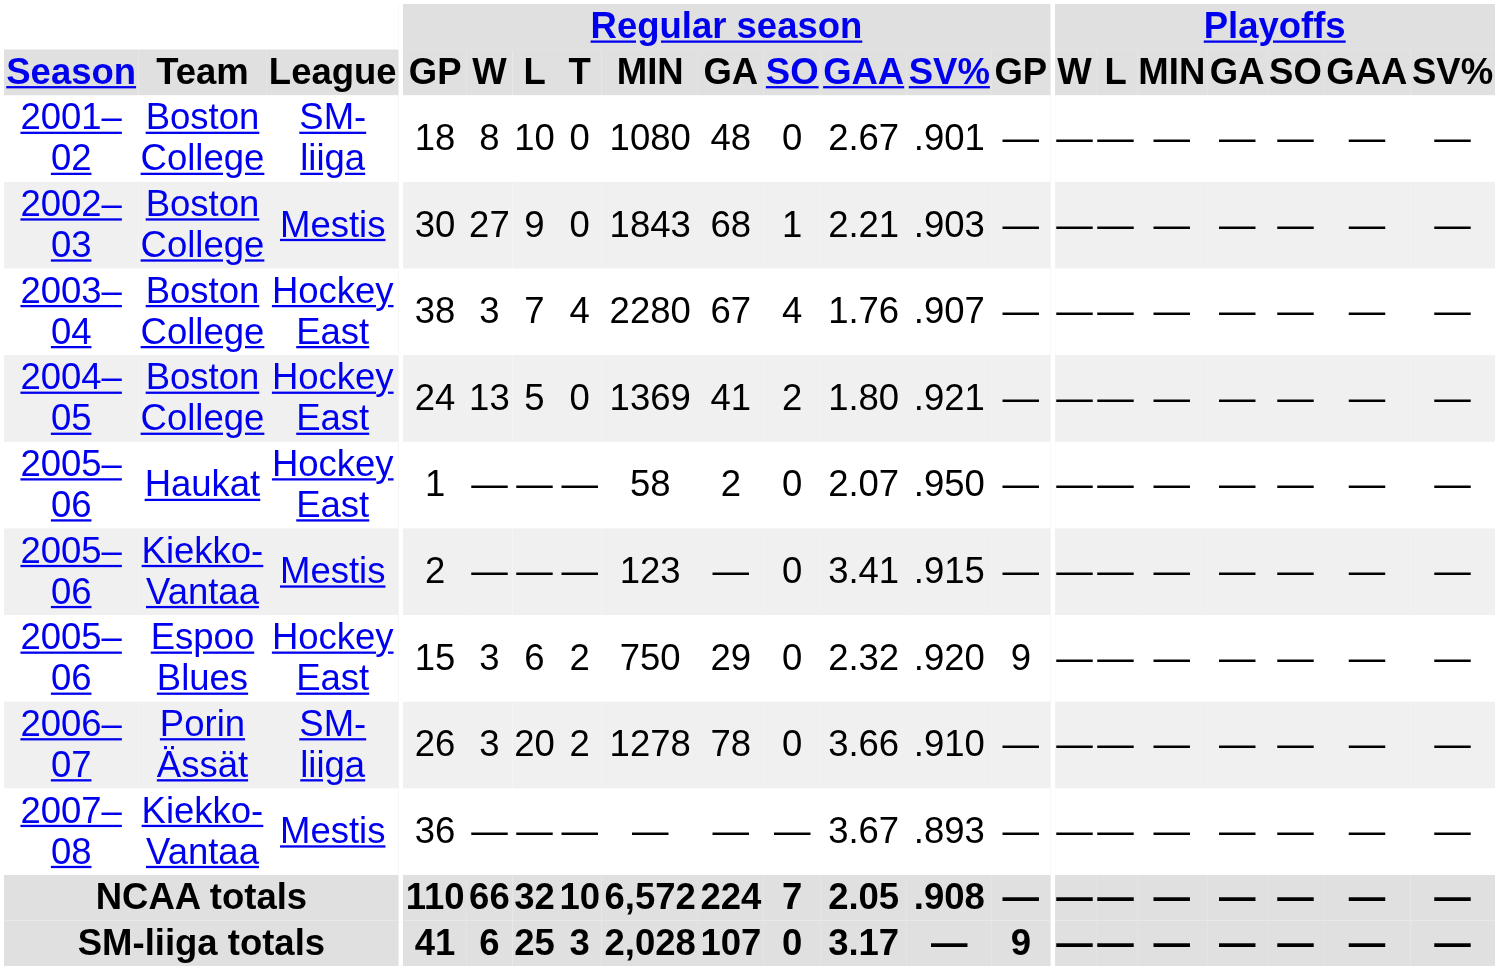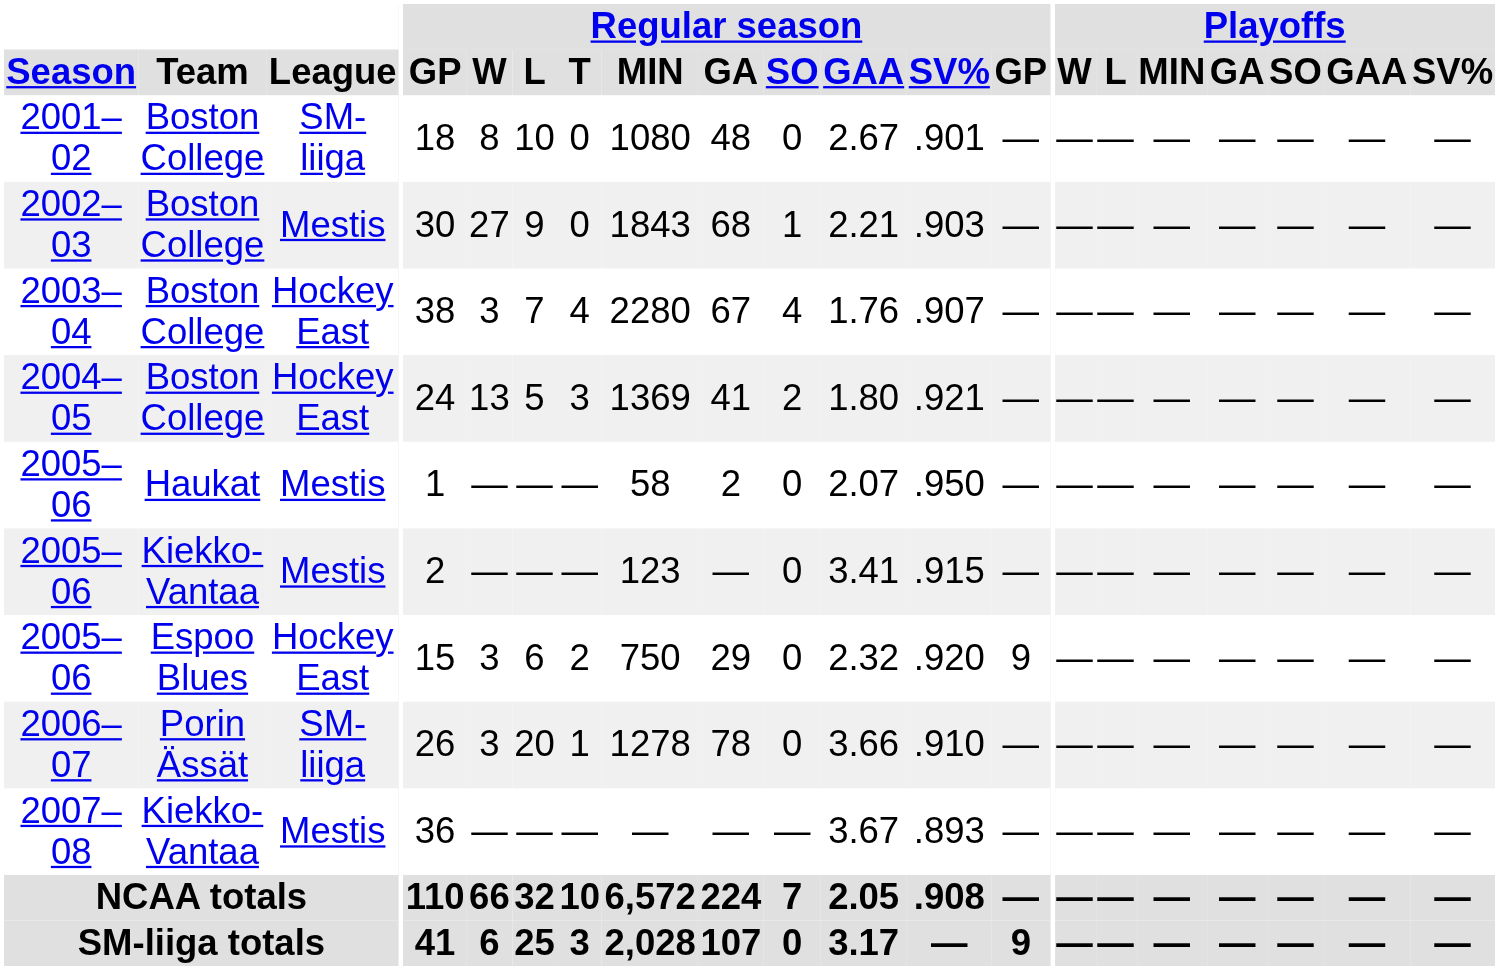(580, 397) 0 -> (580, 397) 3
(333, 484) Hockey East -> (333, 484) Mestis
(580, 744) 2 -> (580, 744) 1
